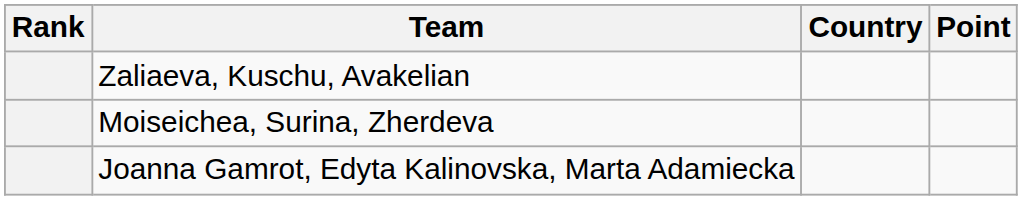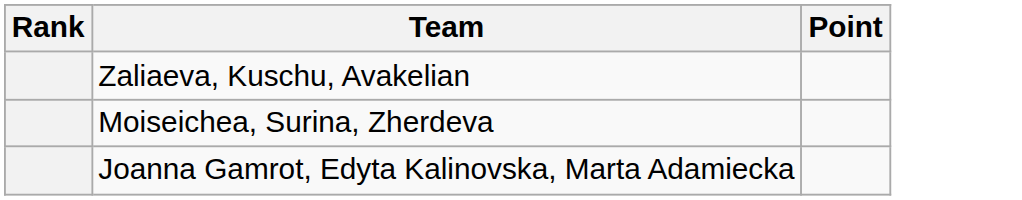- column: (865, 28)
